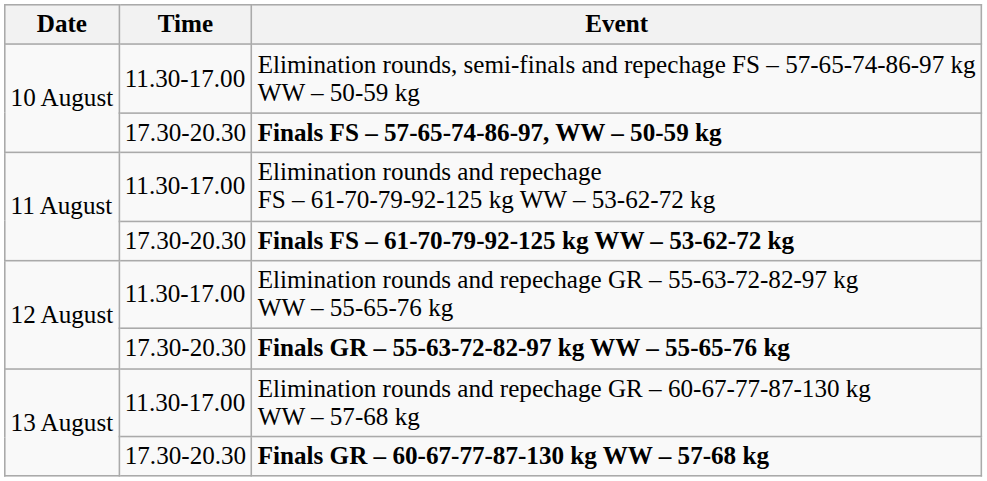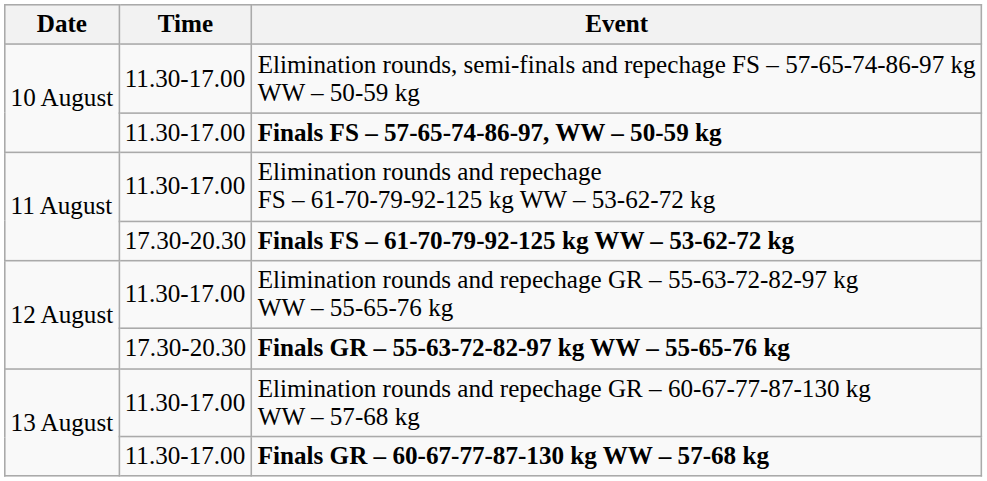(185, 132) 17.30-20.30 -> (185, 132) 11.30-17.00
(185, 456) 17.30-20.30 -> (185, 456) 11.30-17.00
